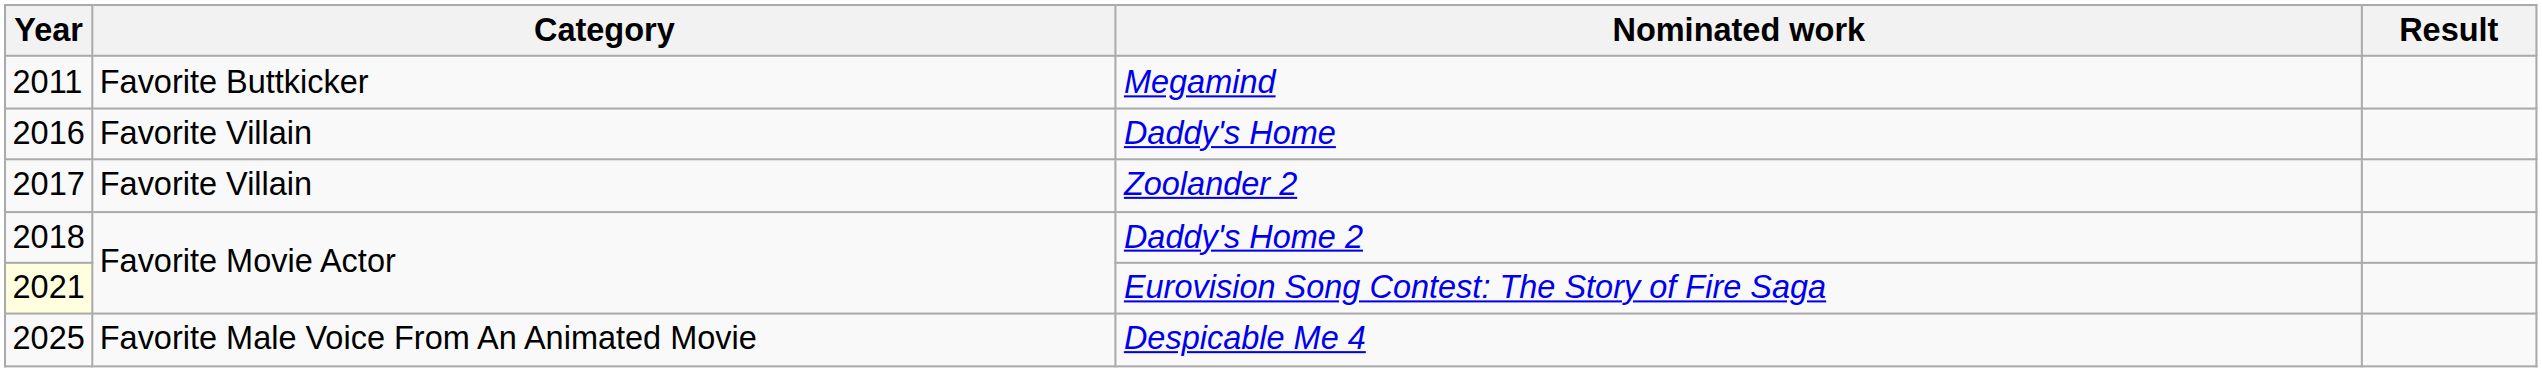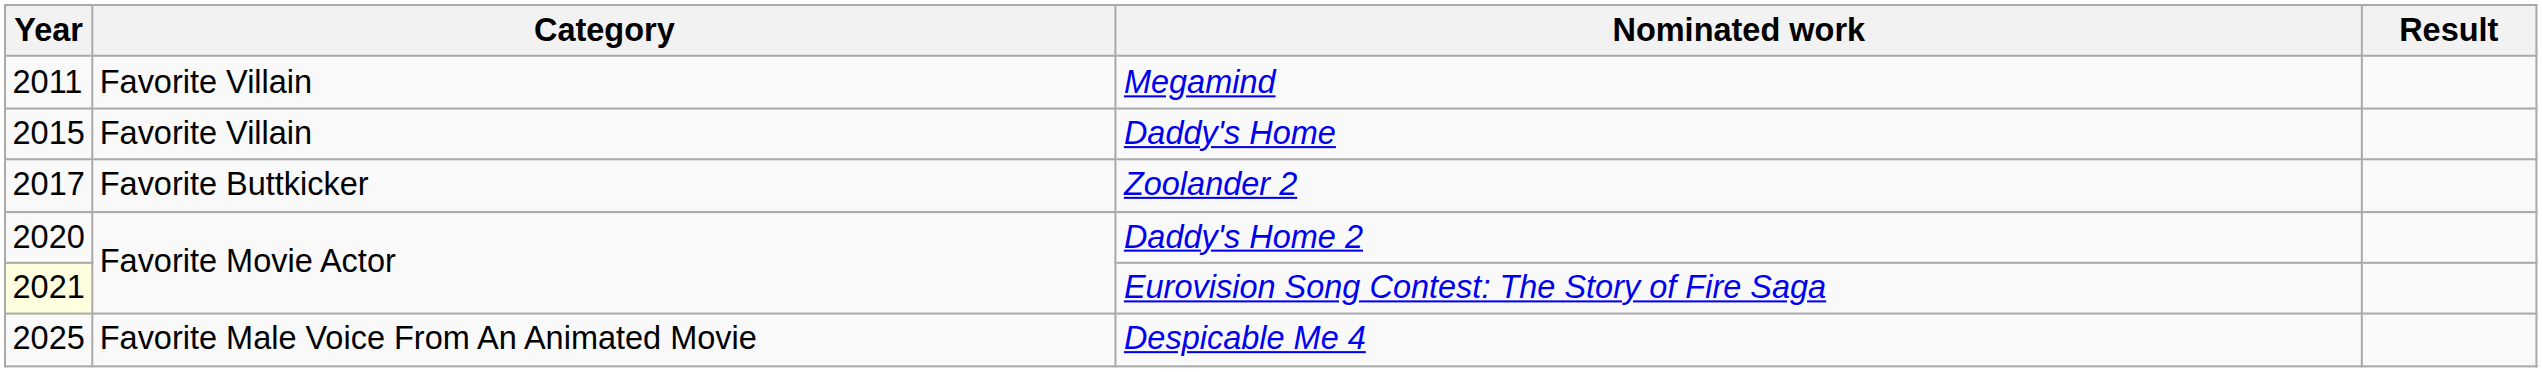(234, 81) Favorite Buttkicker -> (206, 81) Favorite Villain
(49, 133) 2016 -> (49, 133) 2015
(206, 184) Favorite Villain -> (234, 184) Favorite Buttkicker
(49, 236) 2018 -> (49, 236) 2020
